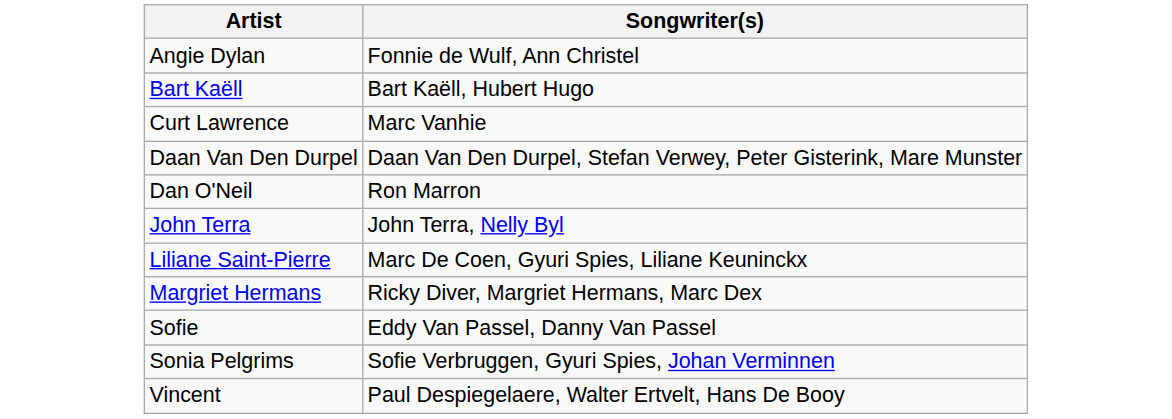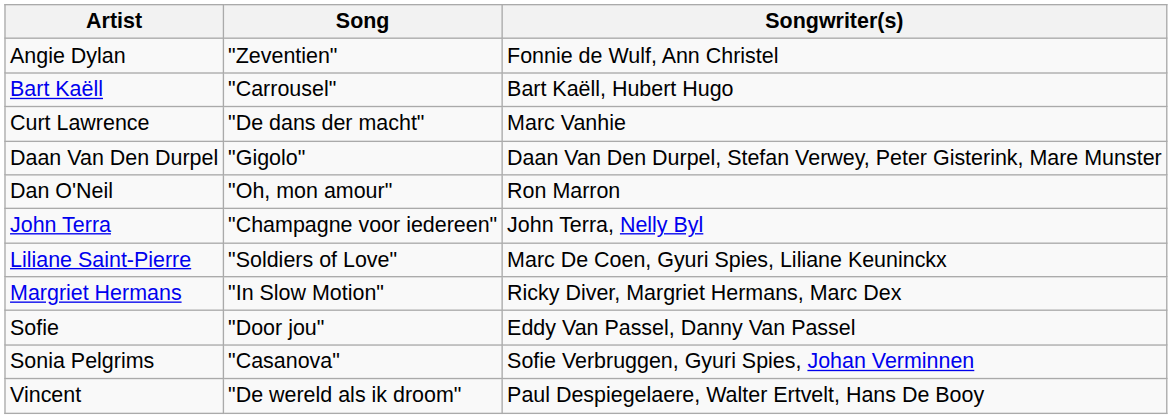+ column: (363, 21)
